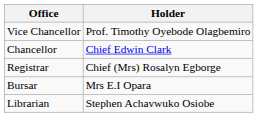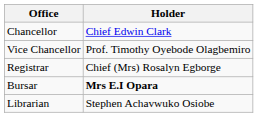rows swapped: (32, 49) <-> (44, 31)
(118, 85) normal -> (122, 85) bold
